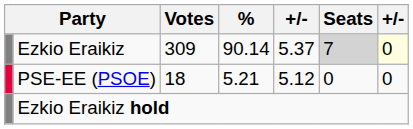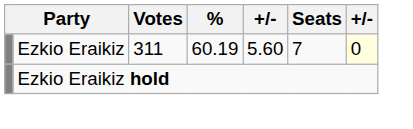(180, 49) 309 -> (148, 49) 311
(246, 49) 90.14 -> (215, 49) 60.19
(296, 49) 5.37 -> (265, 49) 5.60
(329, 49) lightgrey background -> (297, 49) no background
- row: (87, 78)
